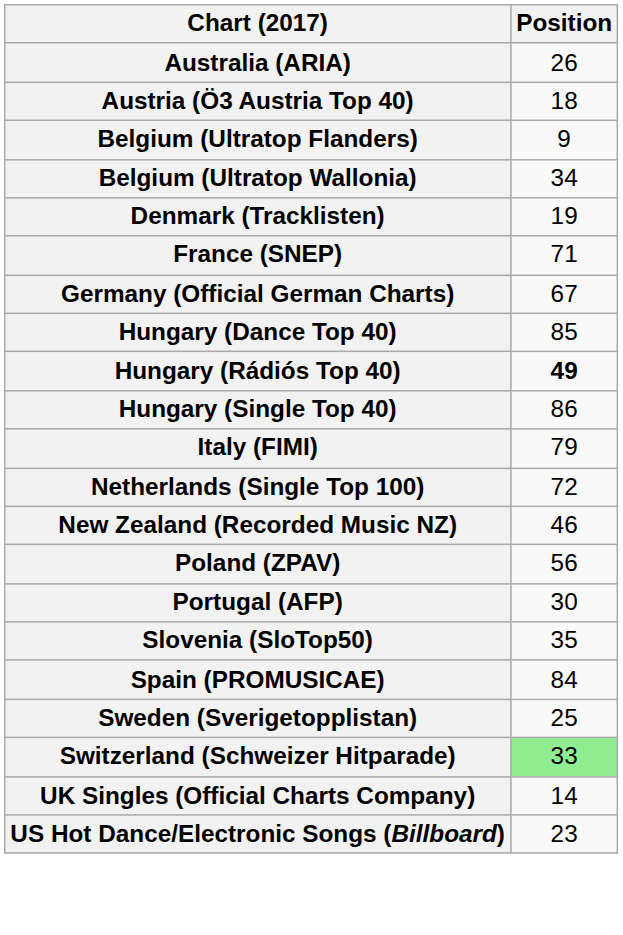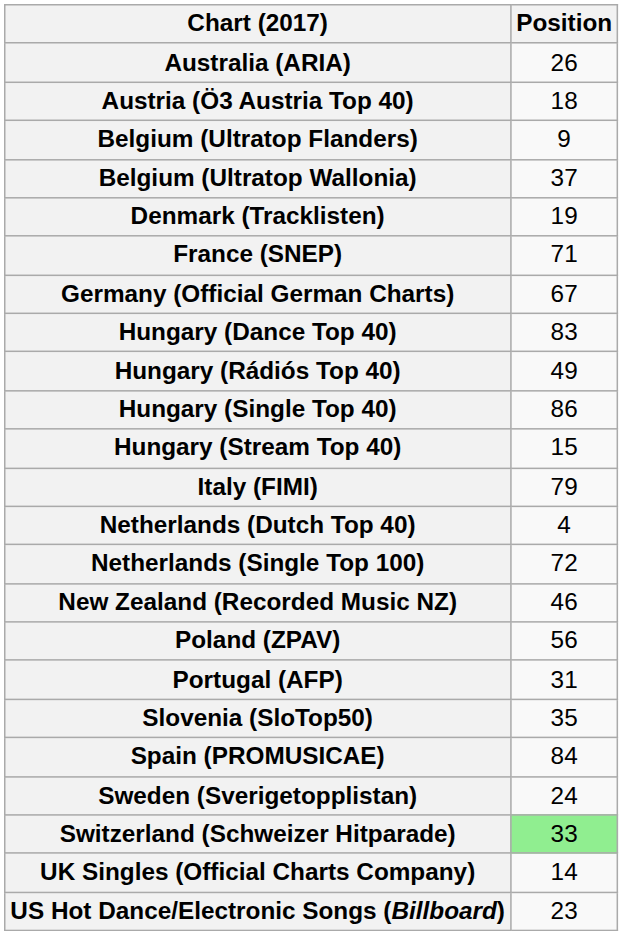(564, 178) 34 -> (564, 178) 37
(564, 332) 85 -> (564, 332) 83
(564, 370) bold -> (564, 370) normal
+ row: (258, 448)
+ row: (258, 525)
(564, 602) 30 -> (564, 679) 31
(564, 718) 25 -> (564, 795) 24
